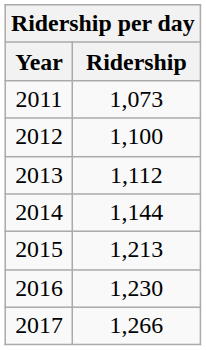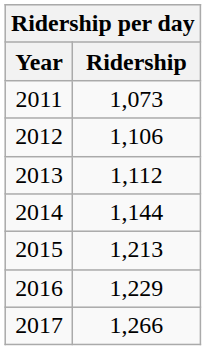(136, 136) 1,100 -> (136, 136) 1,106
(136, 288) 1,230 -> (136, 288) 1,229
